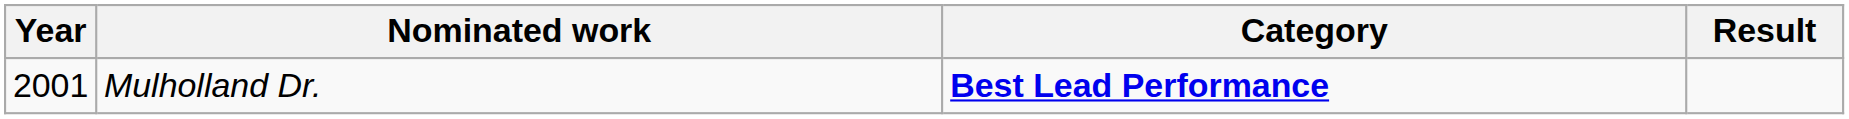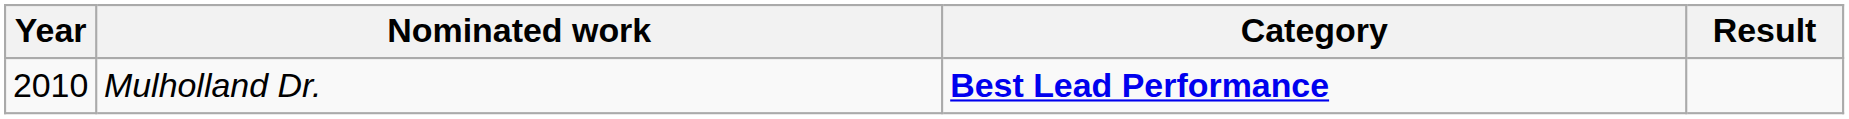(51, 85) 2001 -> (51, 85) 2010
